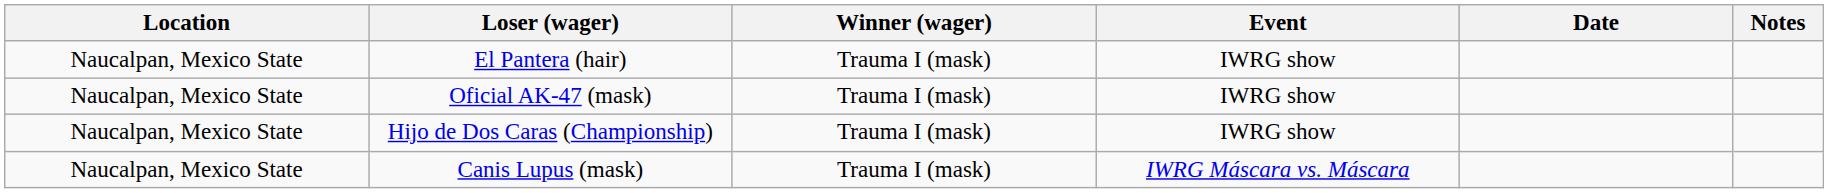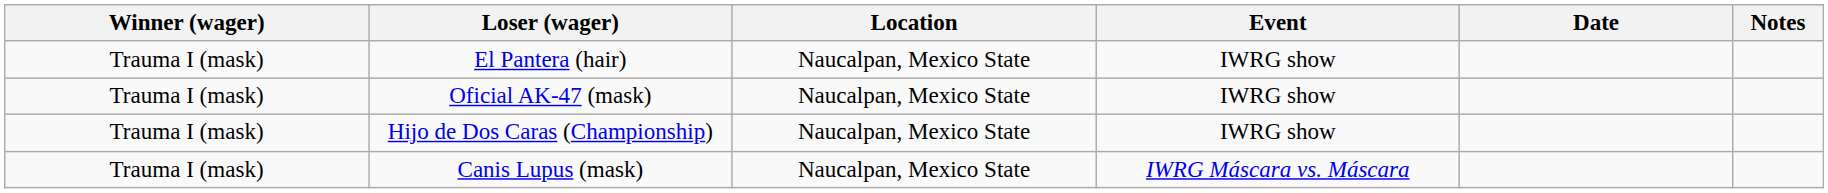columns swapped: (914, 22) <-> (187, 22)
